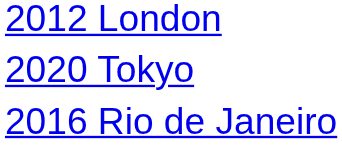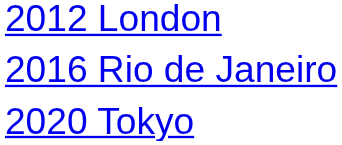rows swapped: (171, 121) <-> (100, 70)
